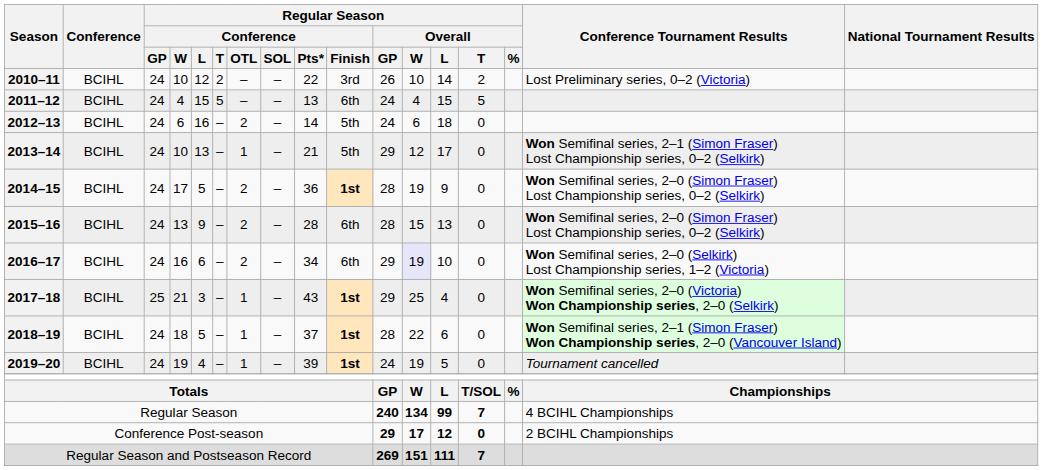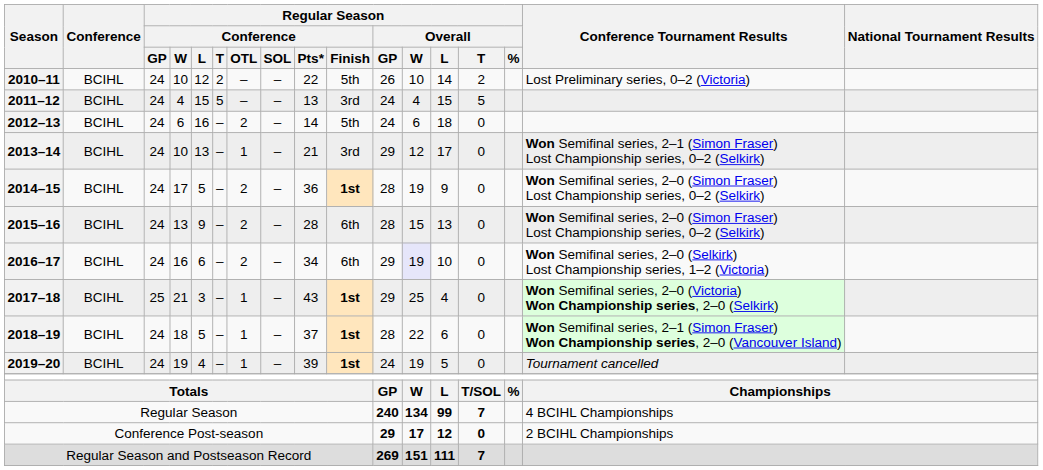(350, 80) 3rd -> (350, 80) 5th
(350, 101) 6th -> (350, 101) 3rd
(350, 151) 5th -> (350, 151) 3rd
